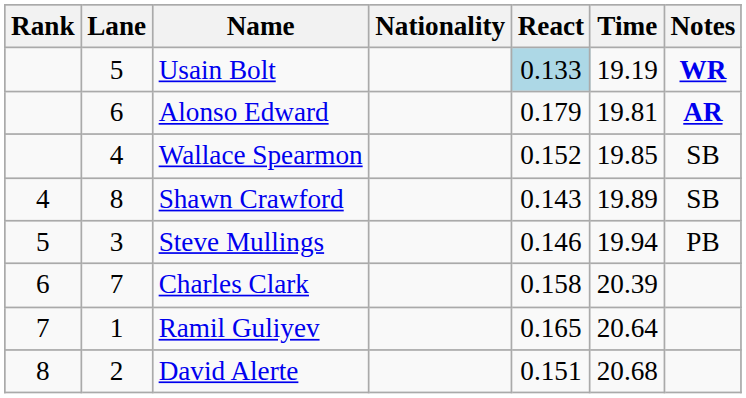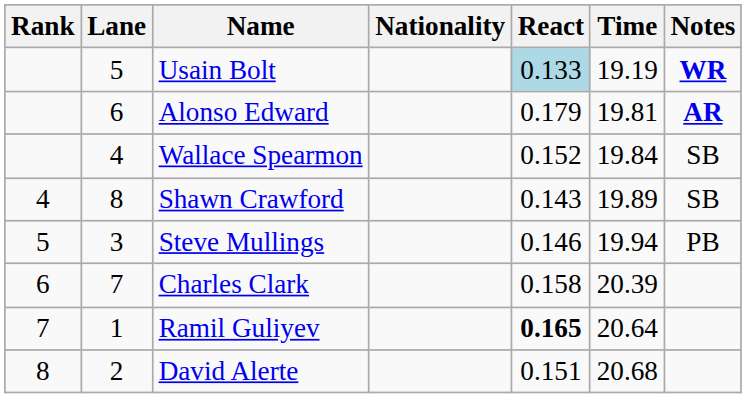(627, 155) 19.85 -> (627, 155) 19.84
(551, 328) normal -> (551, 328) bold
